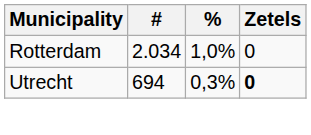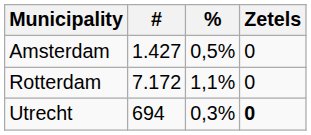+ row: (59, 51)
(157, 51) 2.034 -> (157, 82) 7.172
(213, 51) 1,0% -> (213, 82) 1,1%
